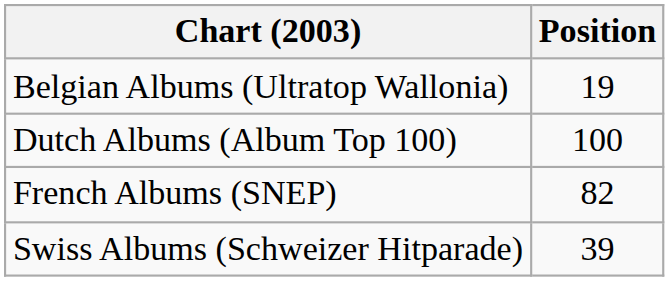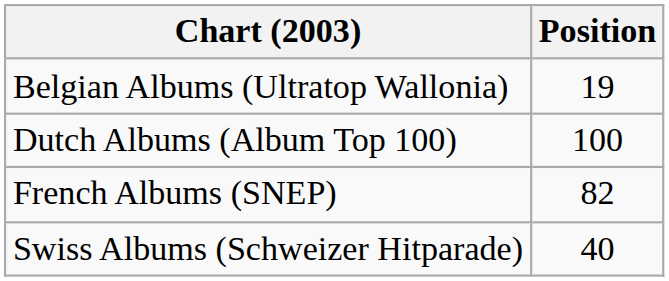(598, 247) 39 -> (598, 247) 40
